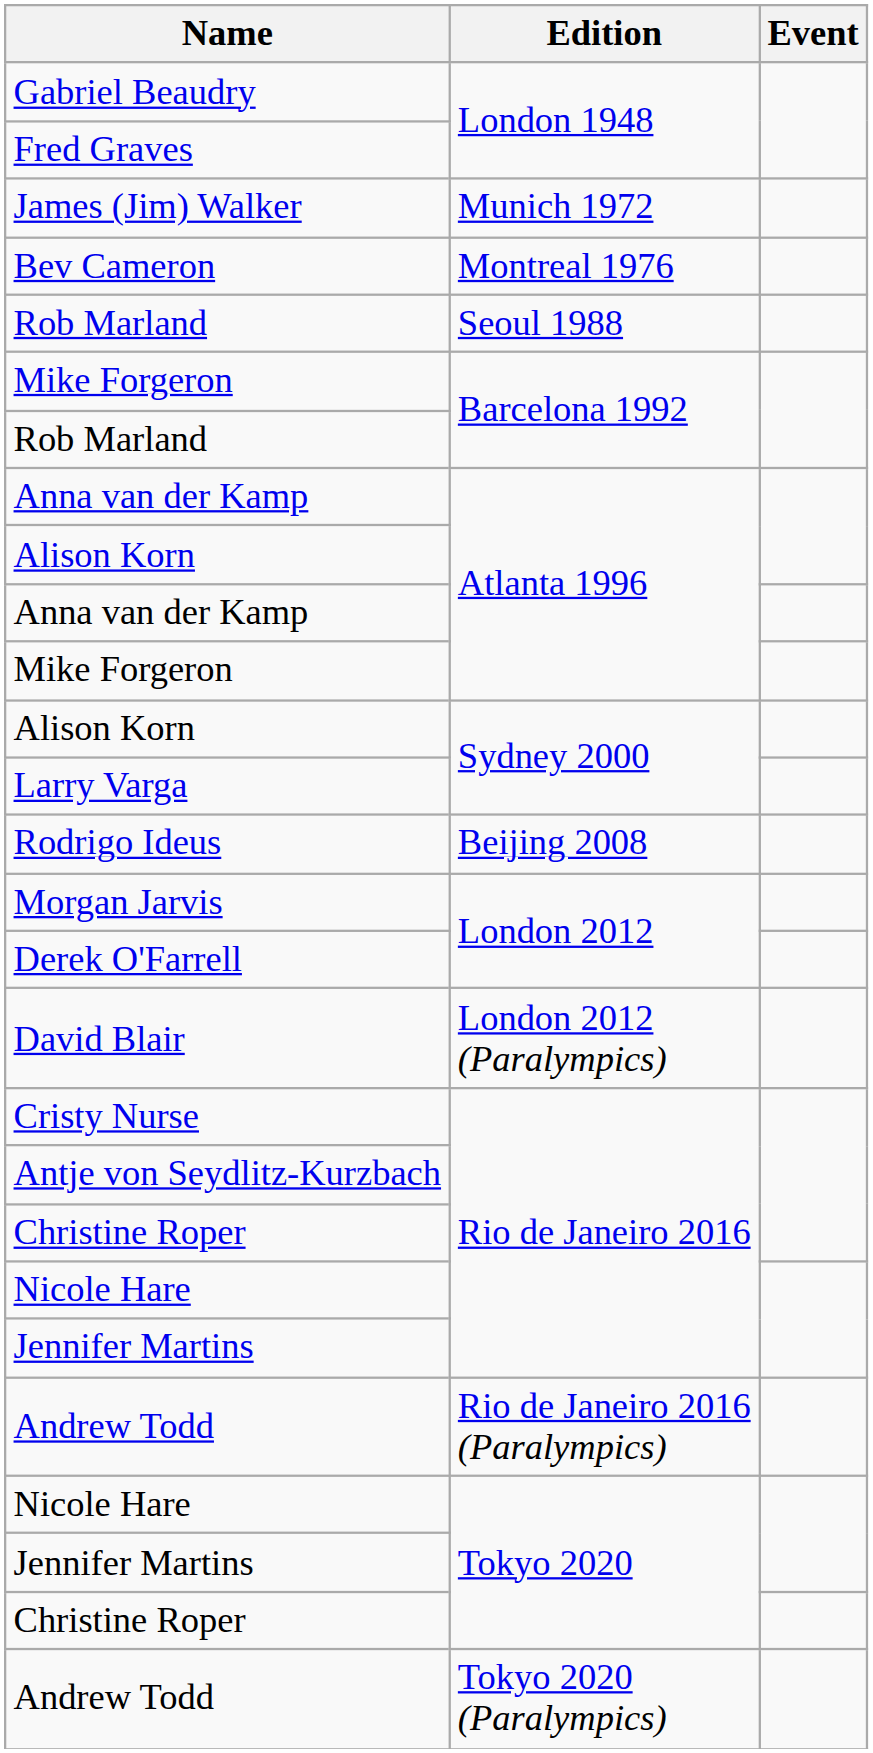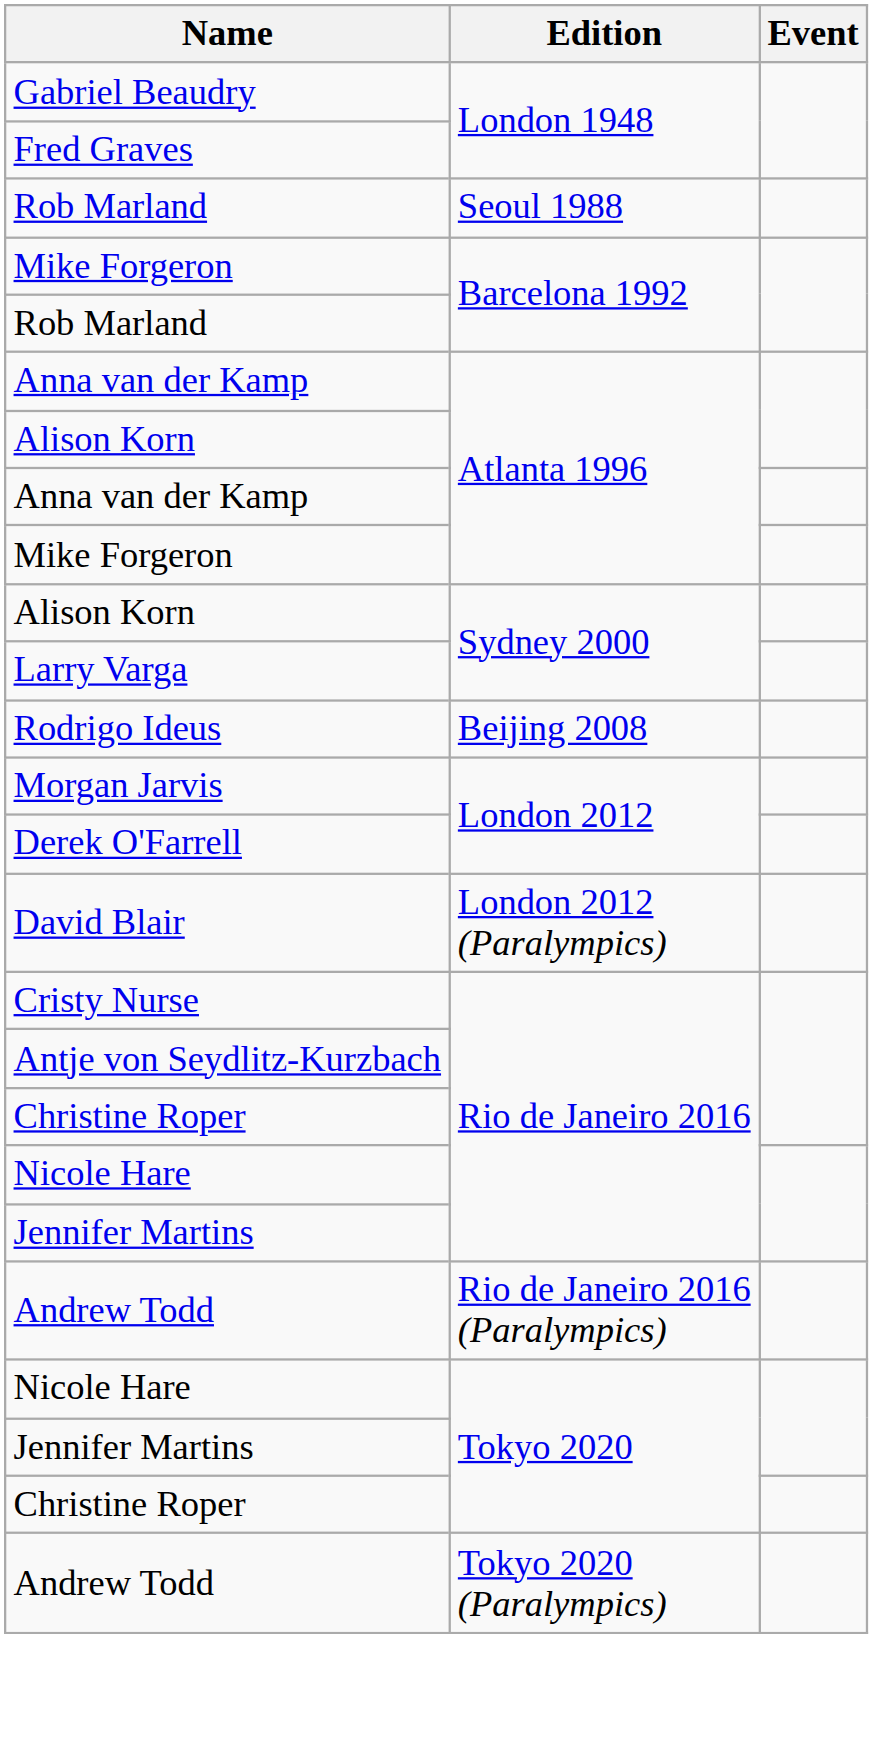- row: (158, 206)
- row: (114, 264)
